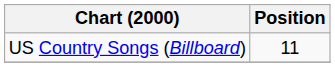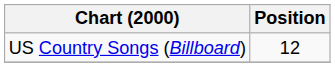(290, 47) 11 -> (290, 47) 12
